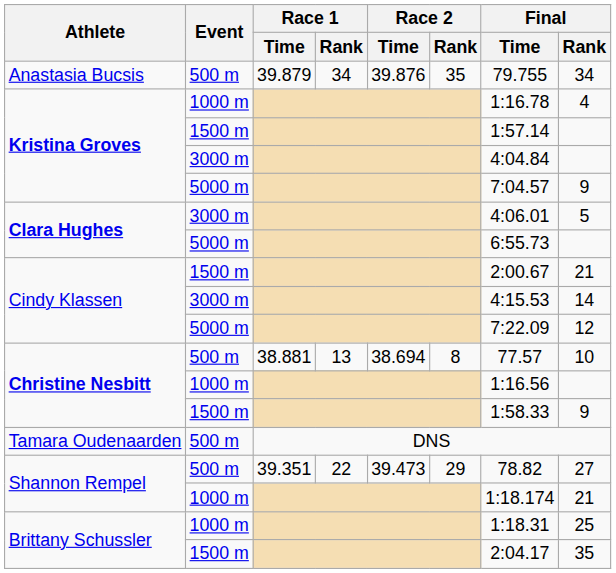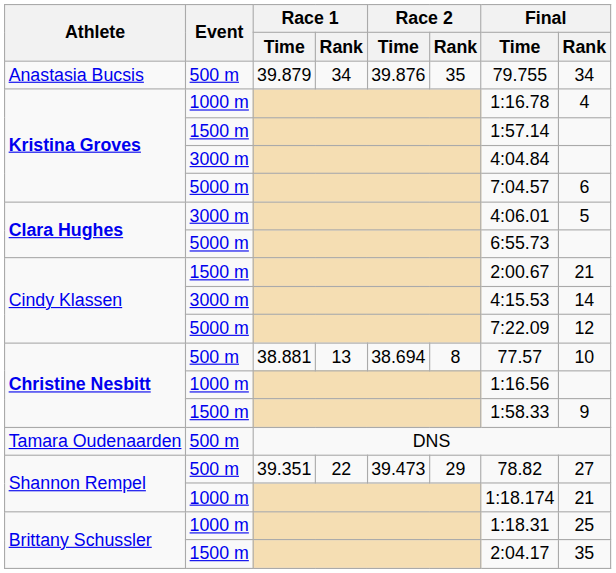(584, 187) 9 -> (584, 187) 6
